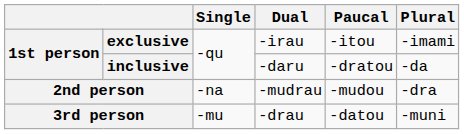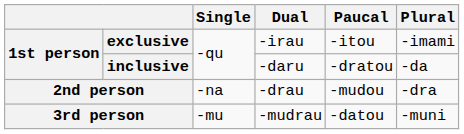(290, 91) -mudrau -> (281, 91) -drau
(281, 116) -drau -> (290, 116) -mudrau
